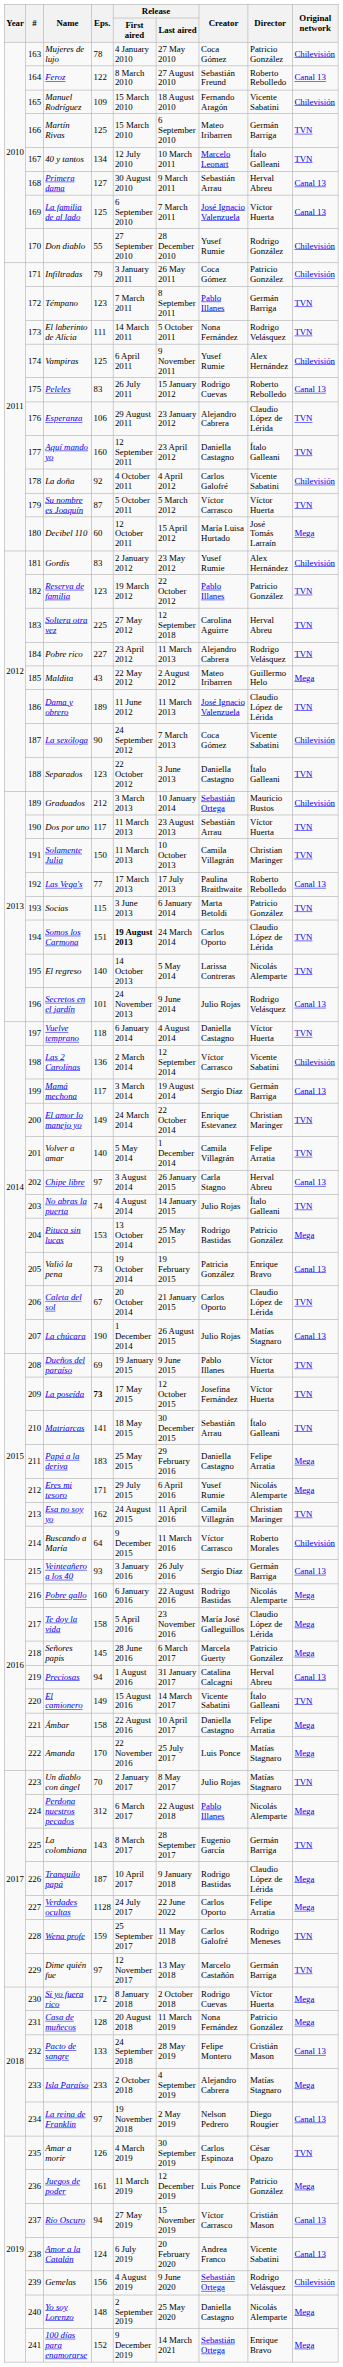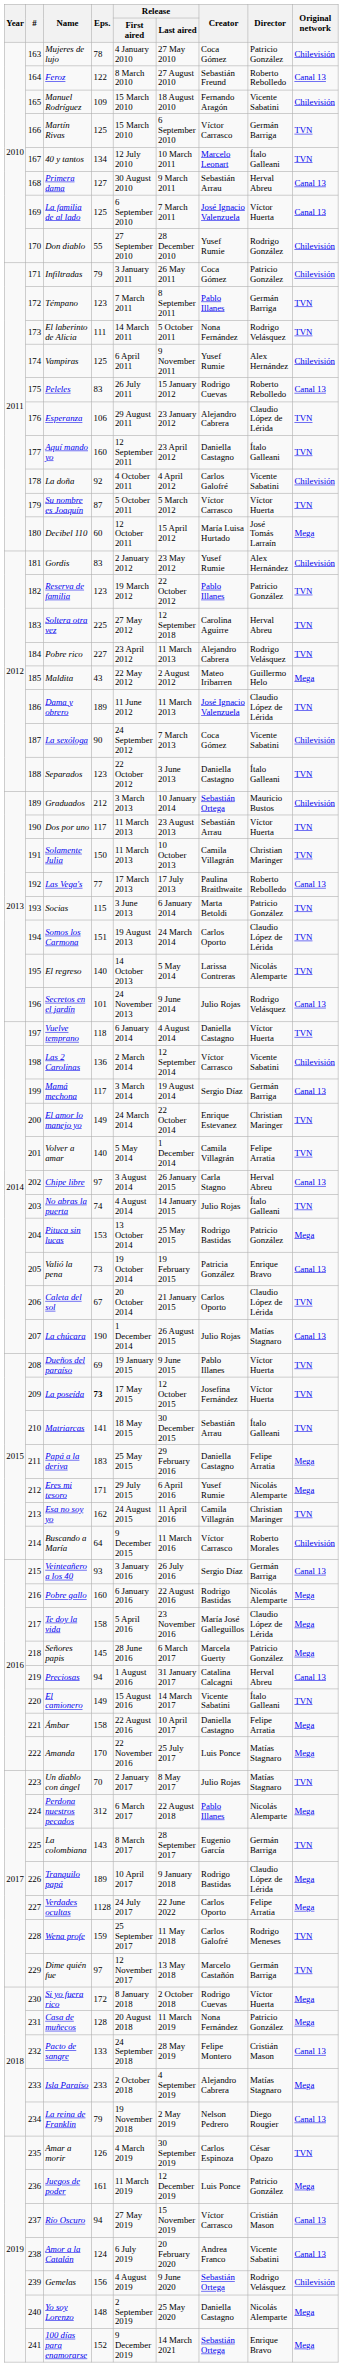(216, 130) Mateo Iribarren -> (217, 130) Víctor Carrasco
(134, 937) bold -> (133, 937) normal
(100, 1878) 187 -> (100, 1878) 189
(98, 2119) 97 -> (98, 2119) 79
